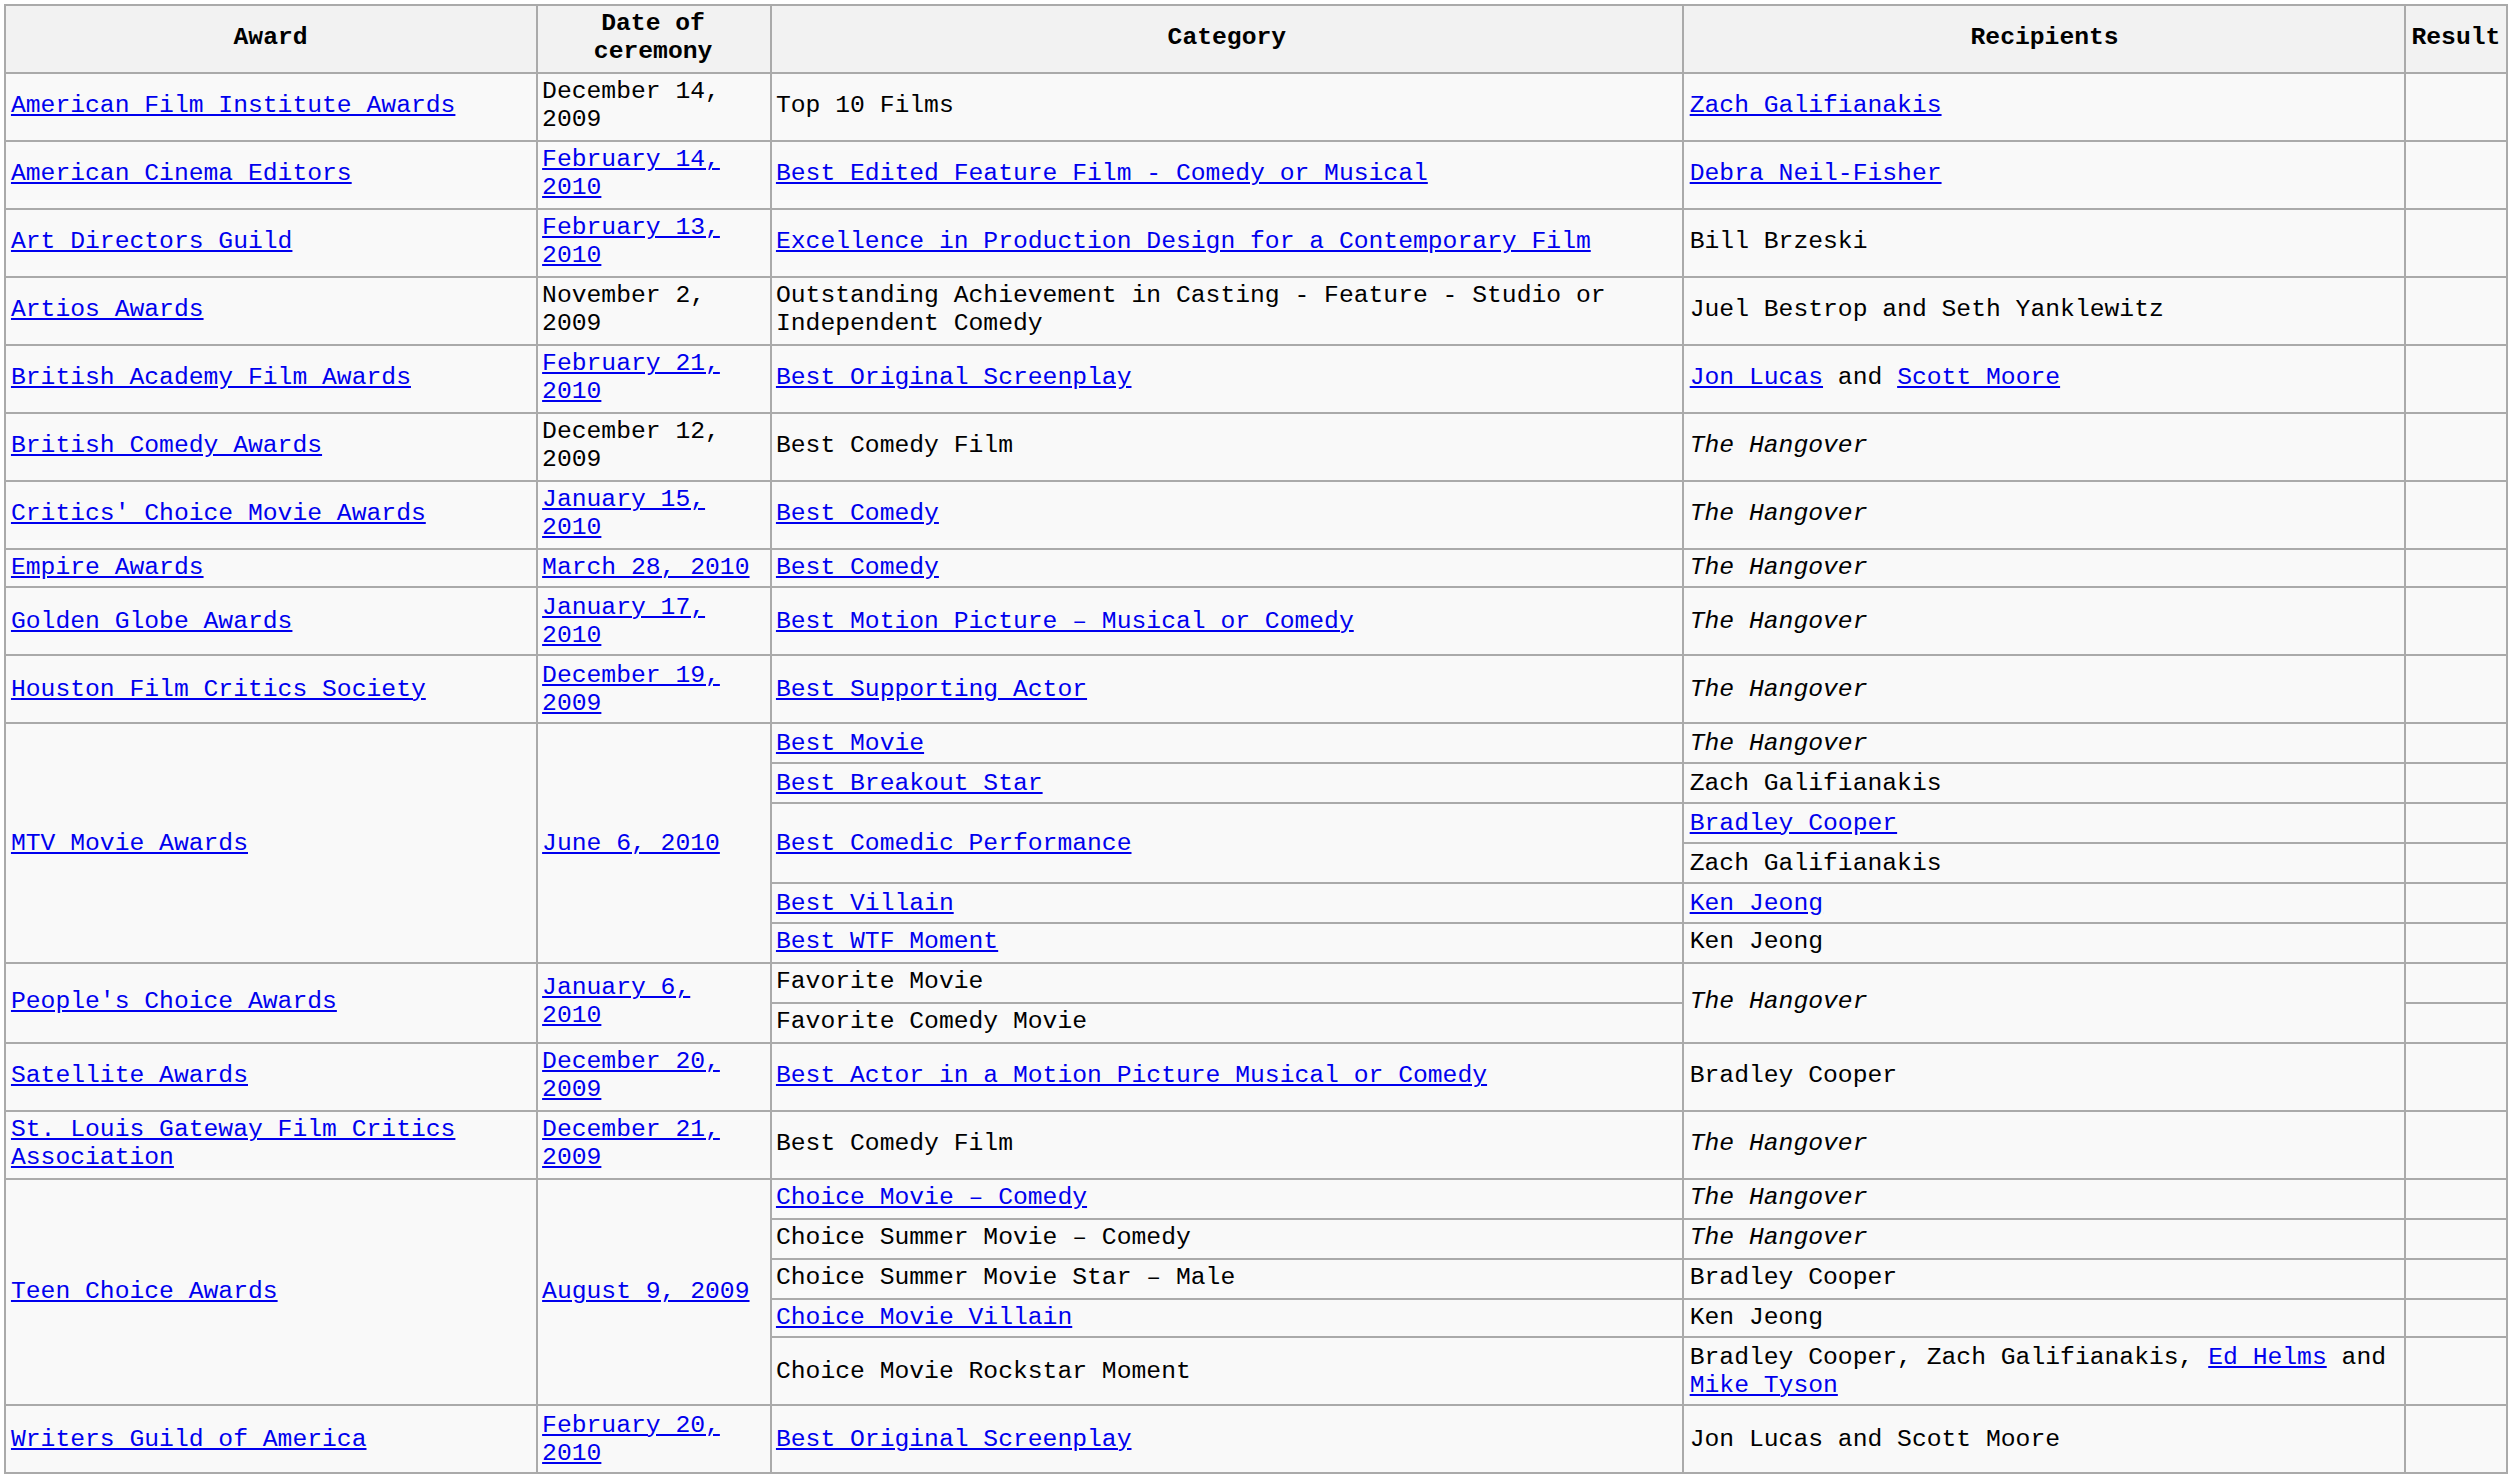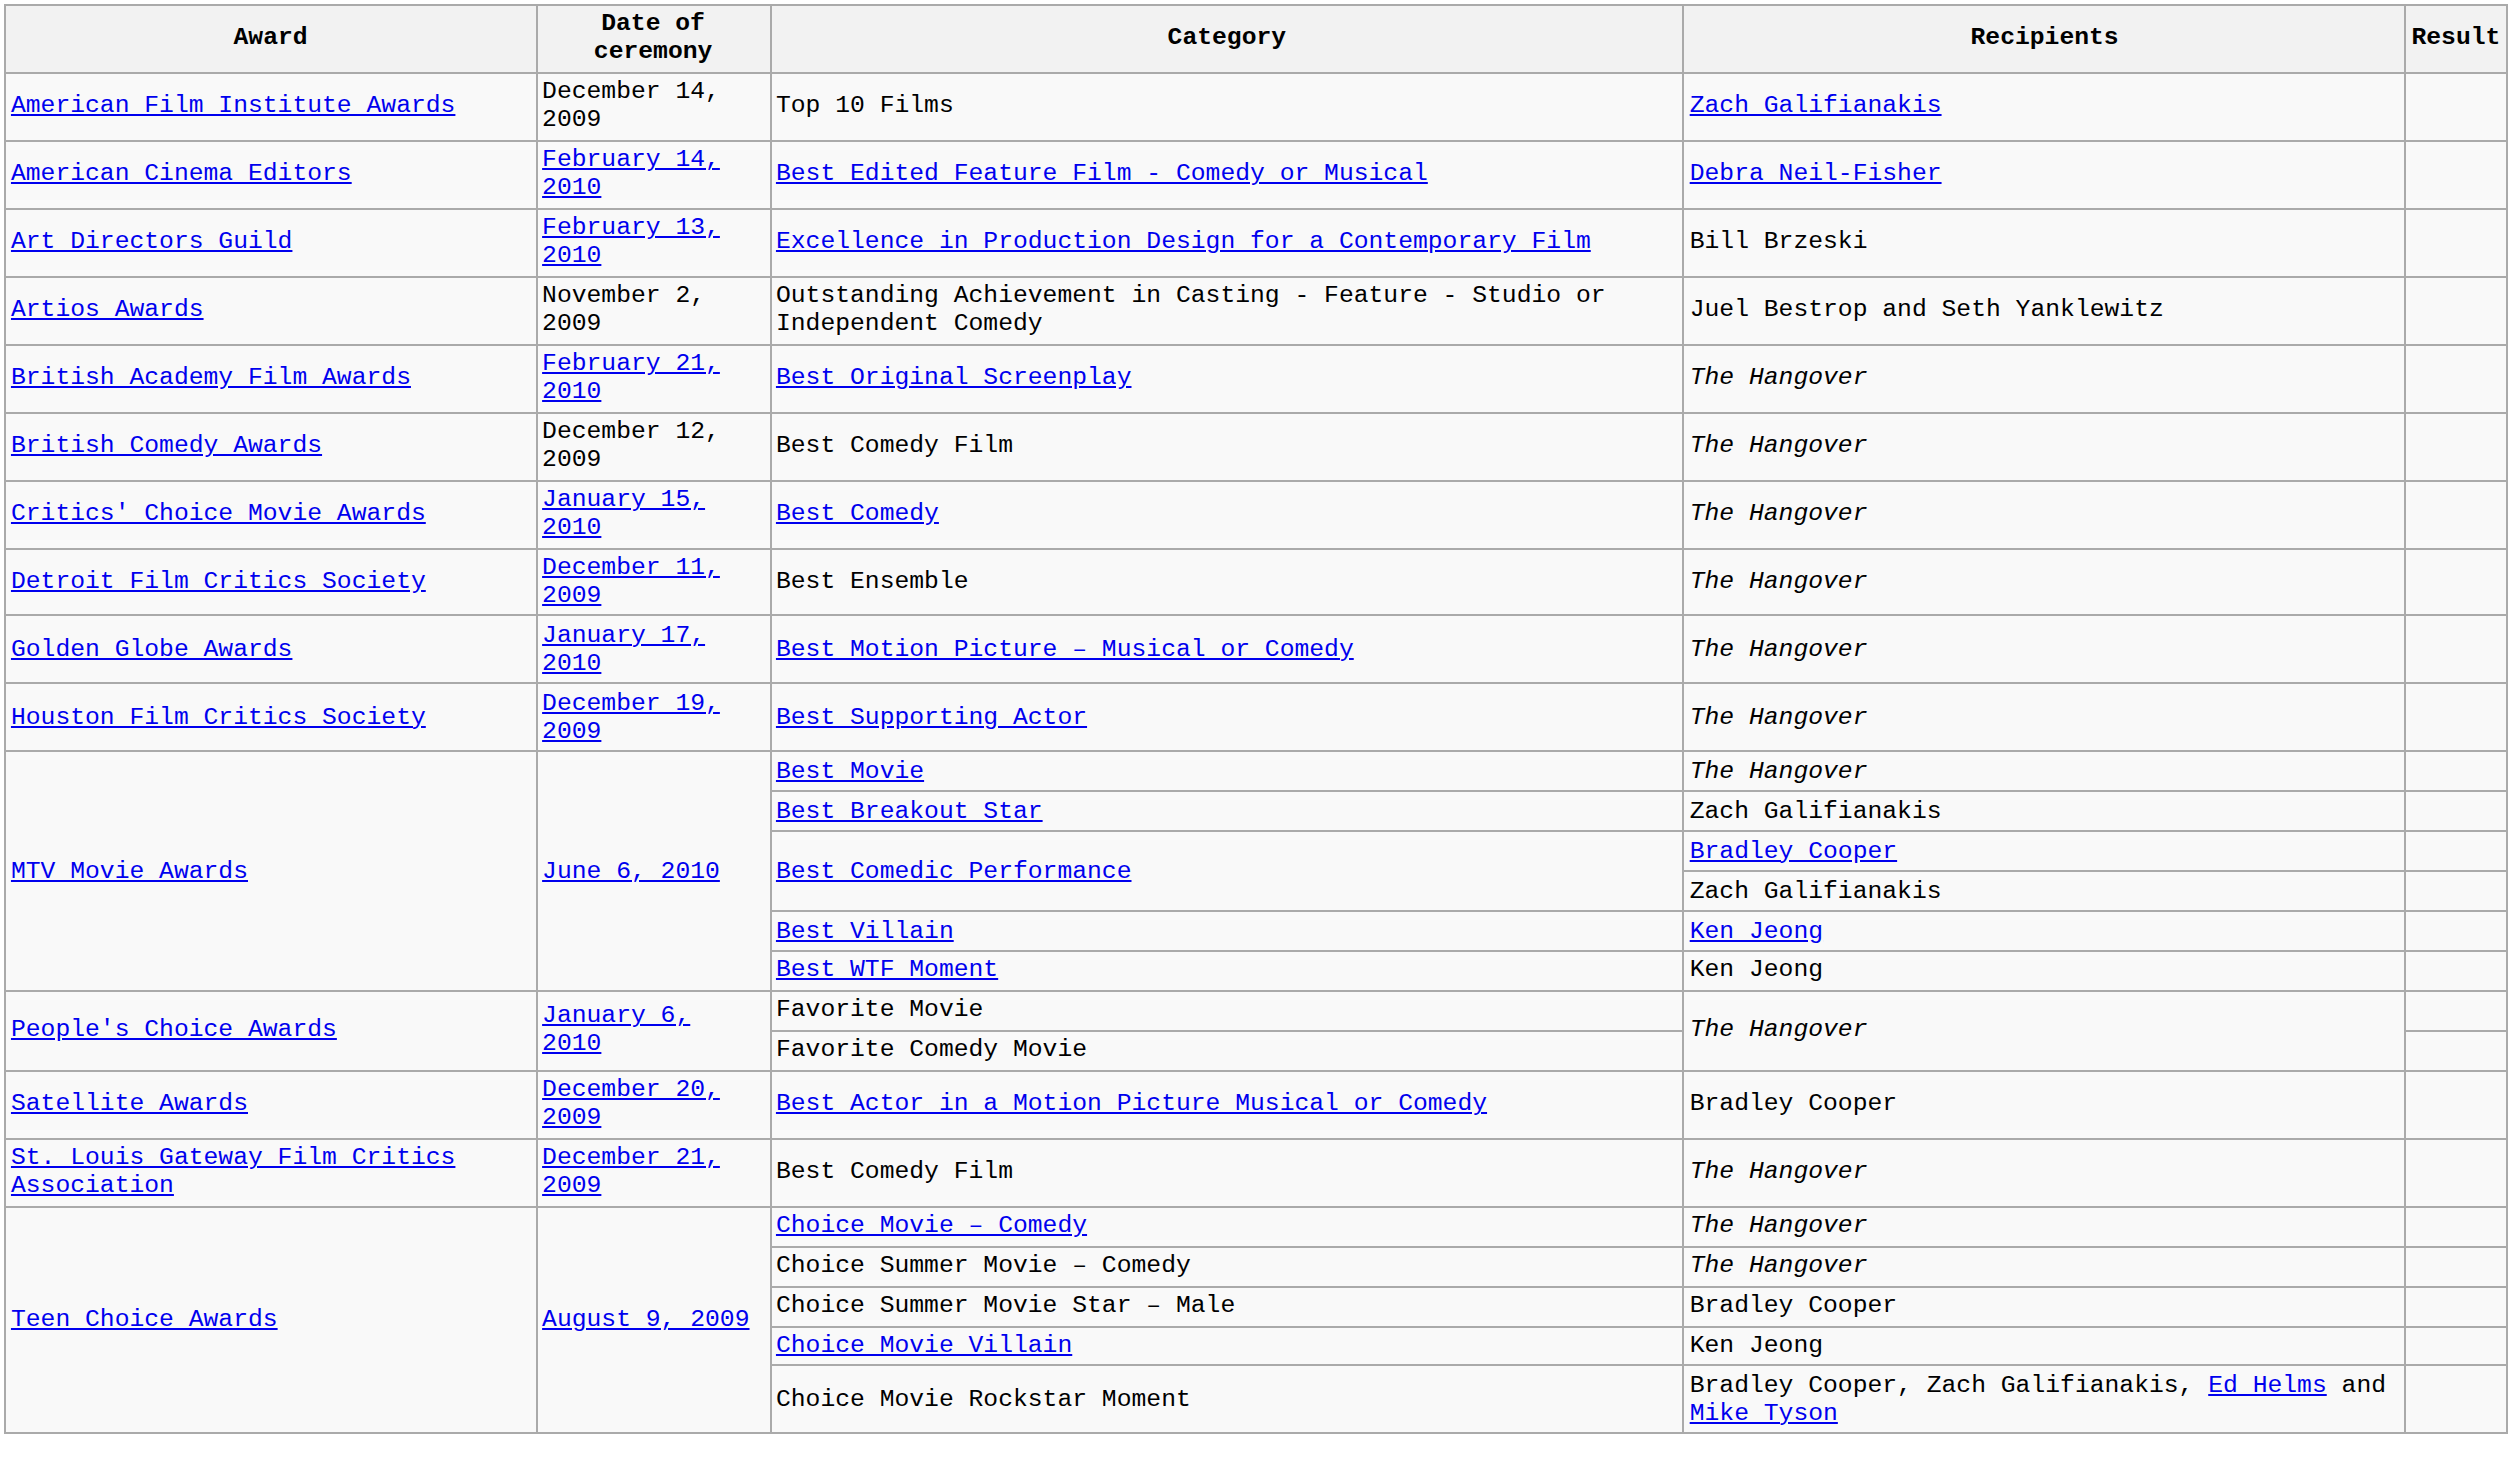(1875, 379) Jon Lucas and Scott Moore -> (1779, 379) The Hangover
+ row: (218, 582)
- row: (107, 568)
- row: (189, 1440)
